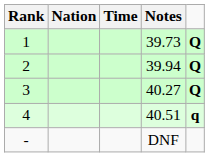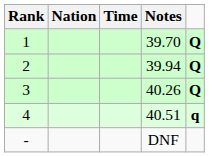(163, 41) 39.73 -> (163, 41) 39.70
(163, 90) 40.27 -> (163, 90) 40.26
